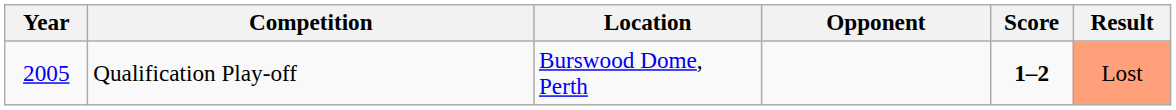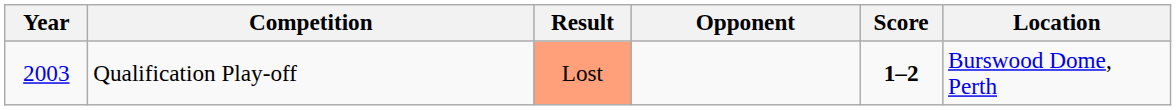columns swapped: (648, 22) <-> (1122, 22)
(46, 72) 2005 -> (46, 72) 2003
